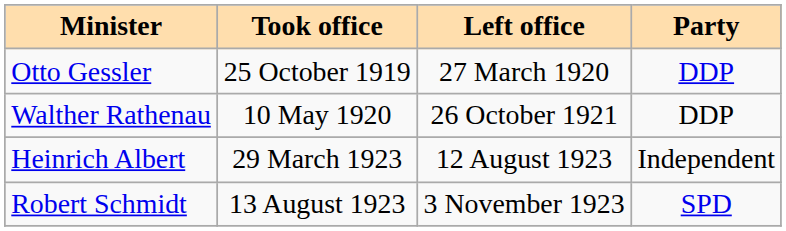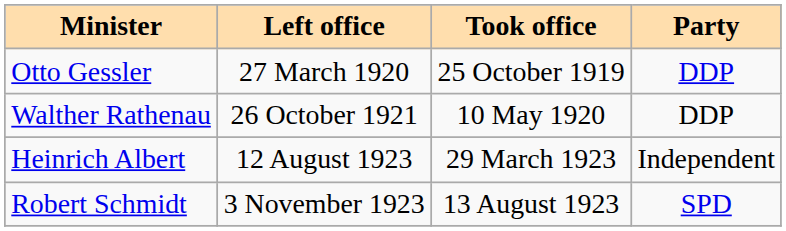columns swapped: (317, 26) <-> (524, 26)
